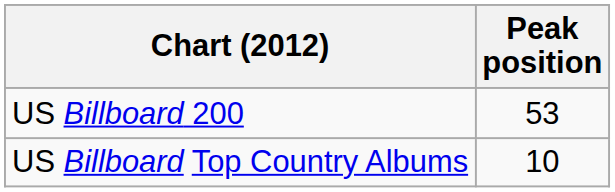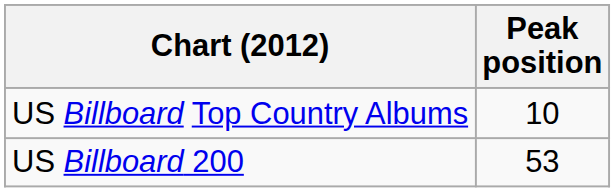rows swapped: (128, 112) <-> (240, 161)
